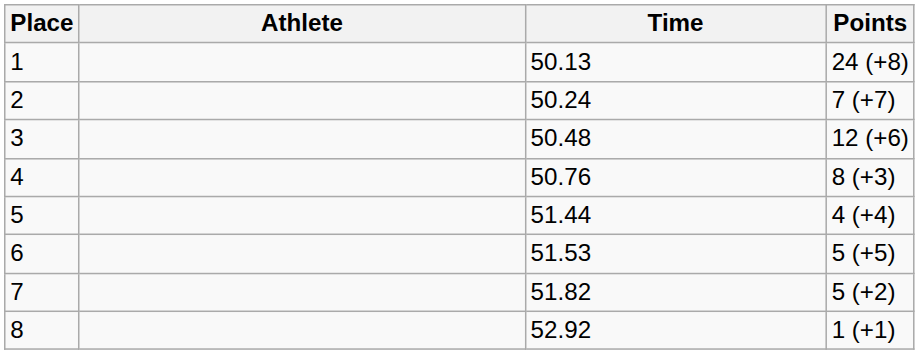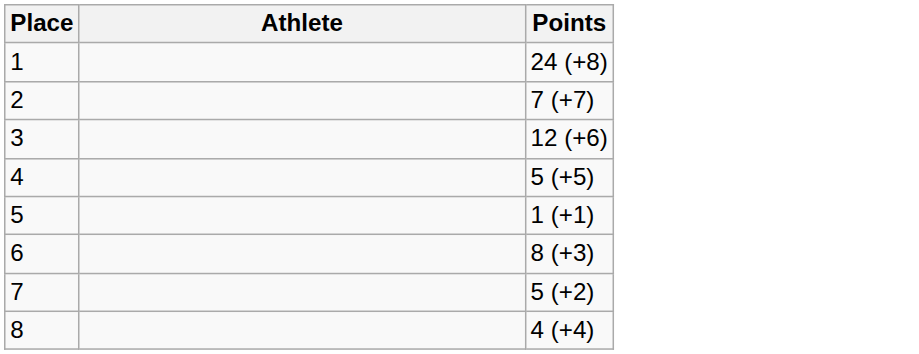- column: (676, 23)
(864, 176) 8 (+3) -> (563, 176) 5 (+5)
(864, 215) 4 (+4) -> (563, 215) 1 (+1)
(864, 253) 5 (+5) -> (563, 253) 8 (+3)
(864, 330) 1 (+1) -> (563, 330) 4 (+4)
